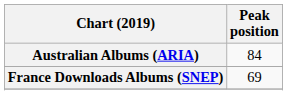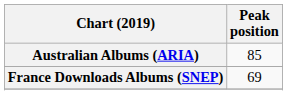(254, 54) 84 -> (254, 54) 85
